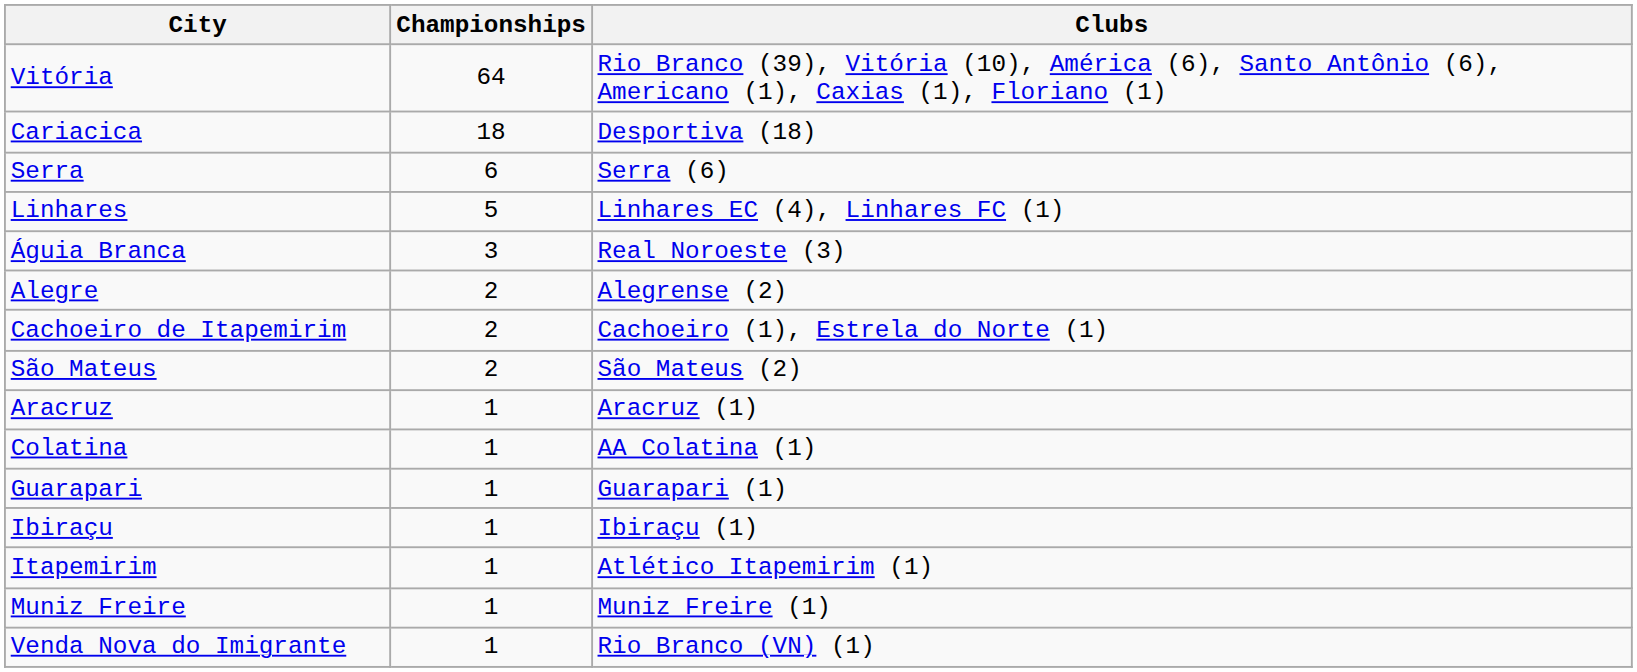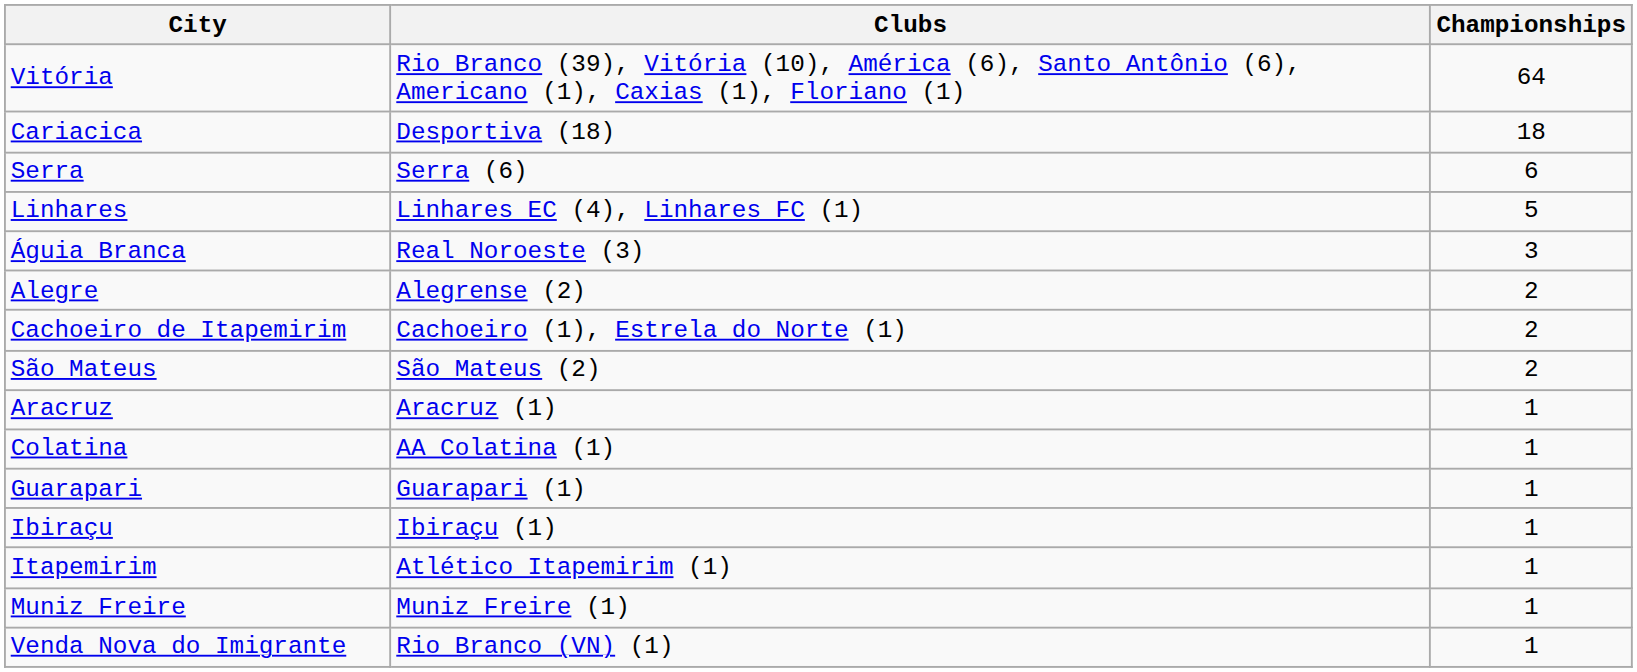columns swapped: (491, 25) <-> (1112, 25)
